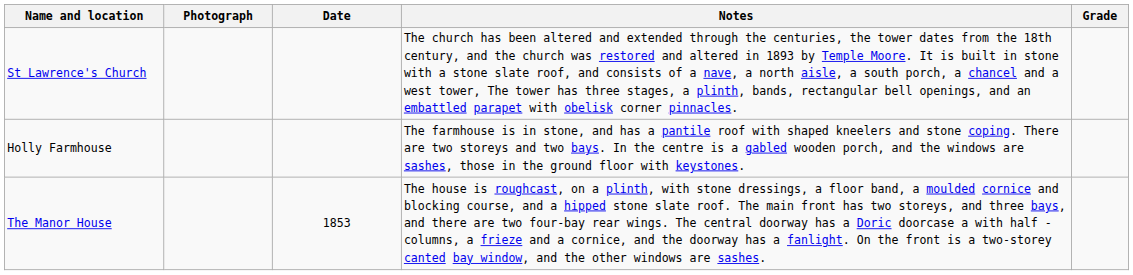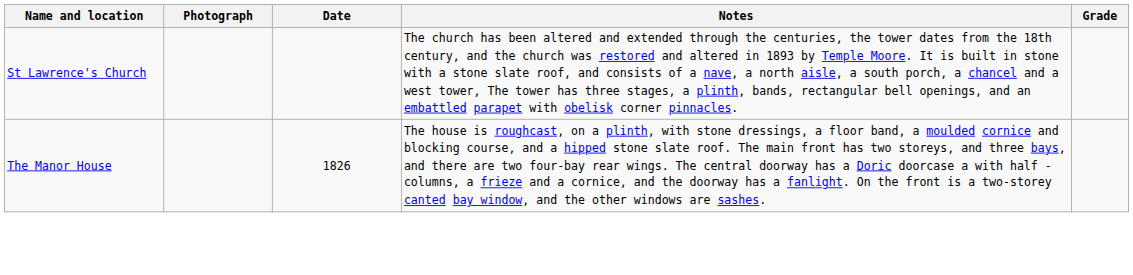- row: (59, 148)
(337, 223) 1853 -> (337, 166) 1826
